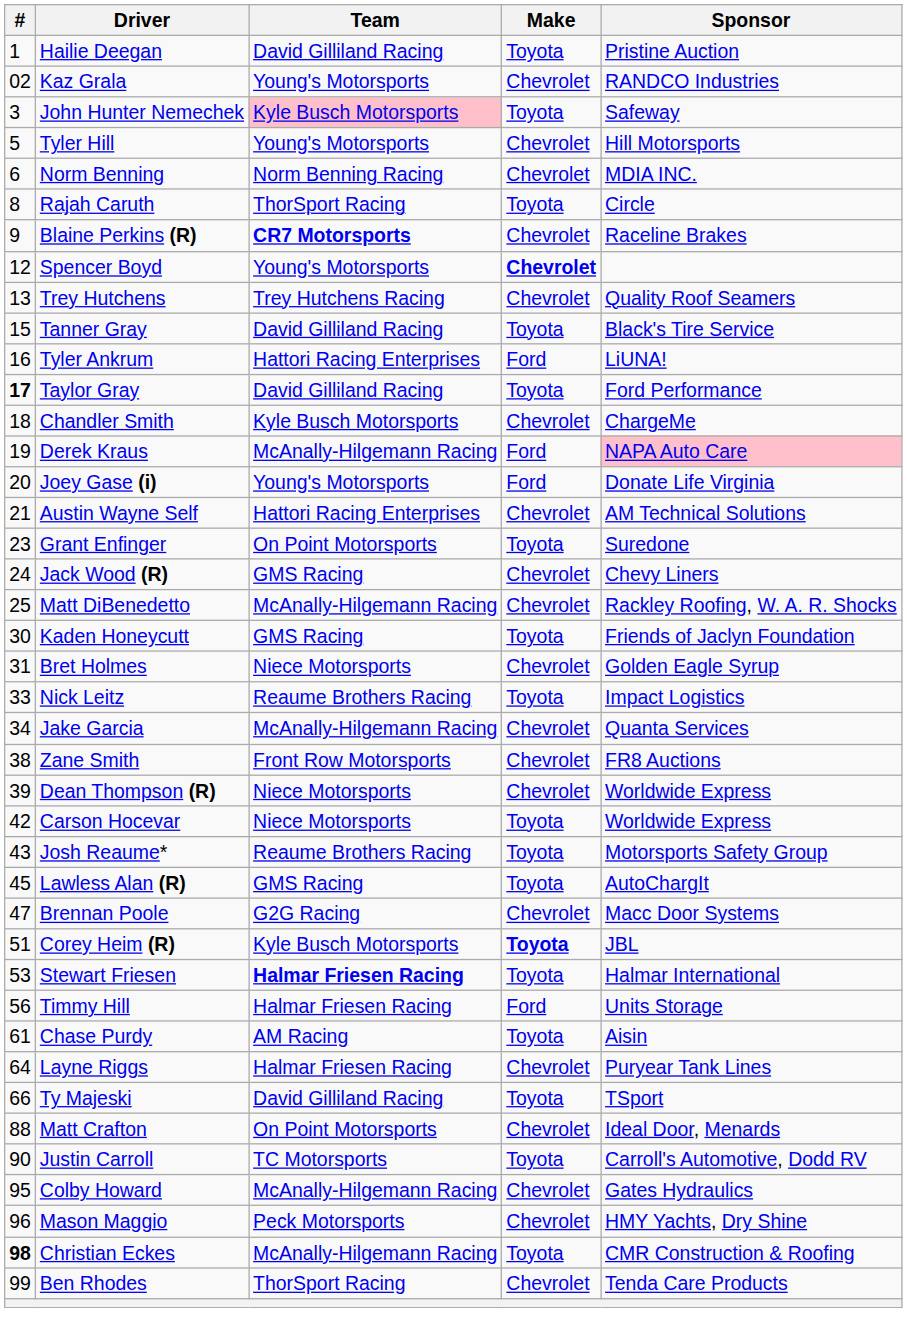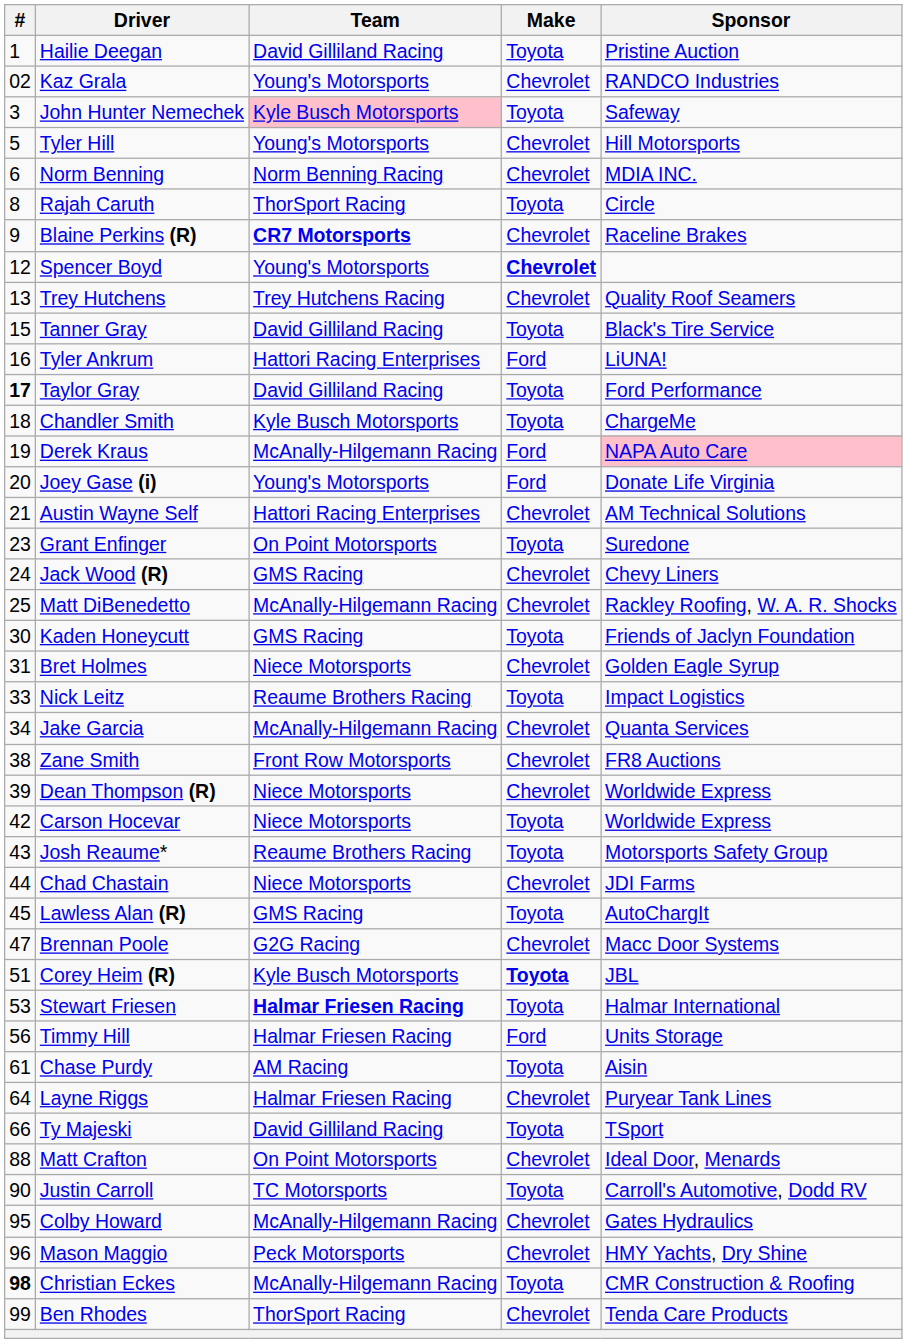(548, 421) Chevrolet -> (535, 421) Toyota
+ row: (104, 883)
